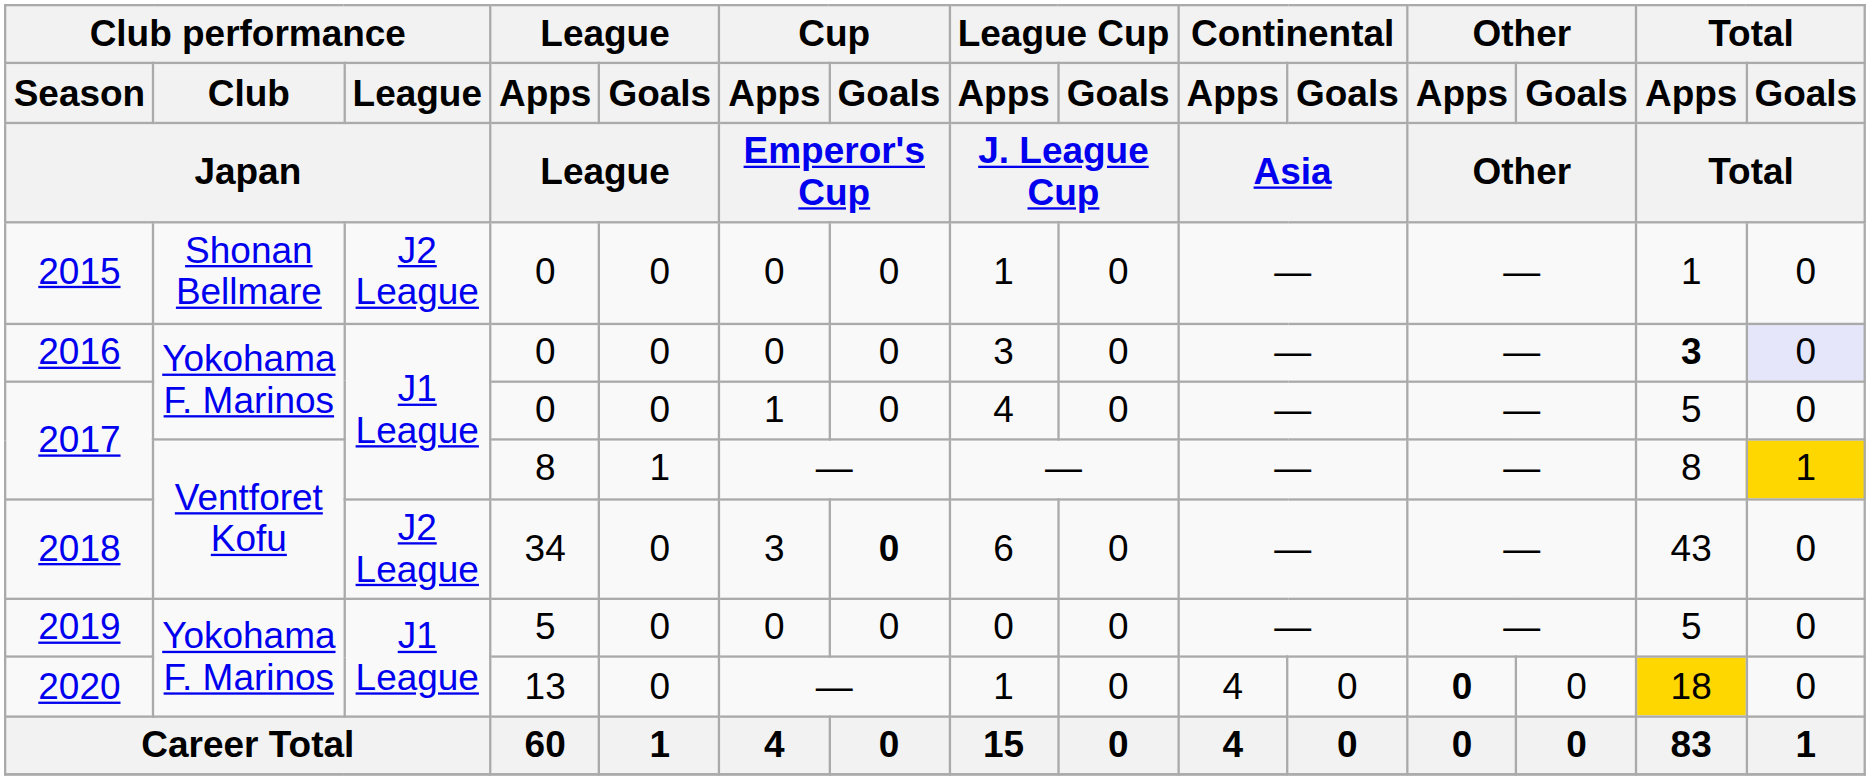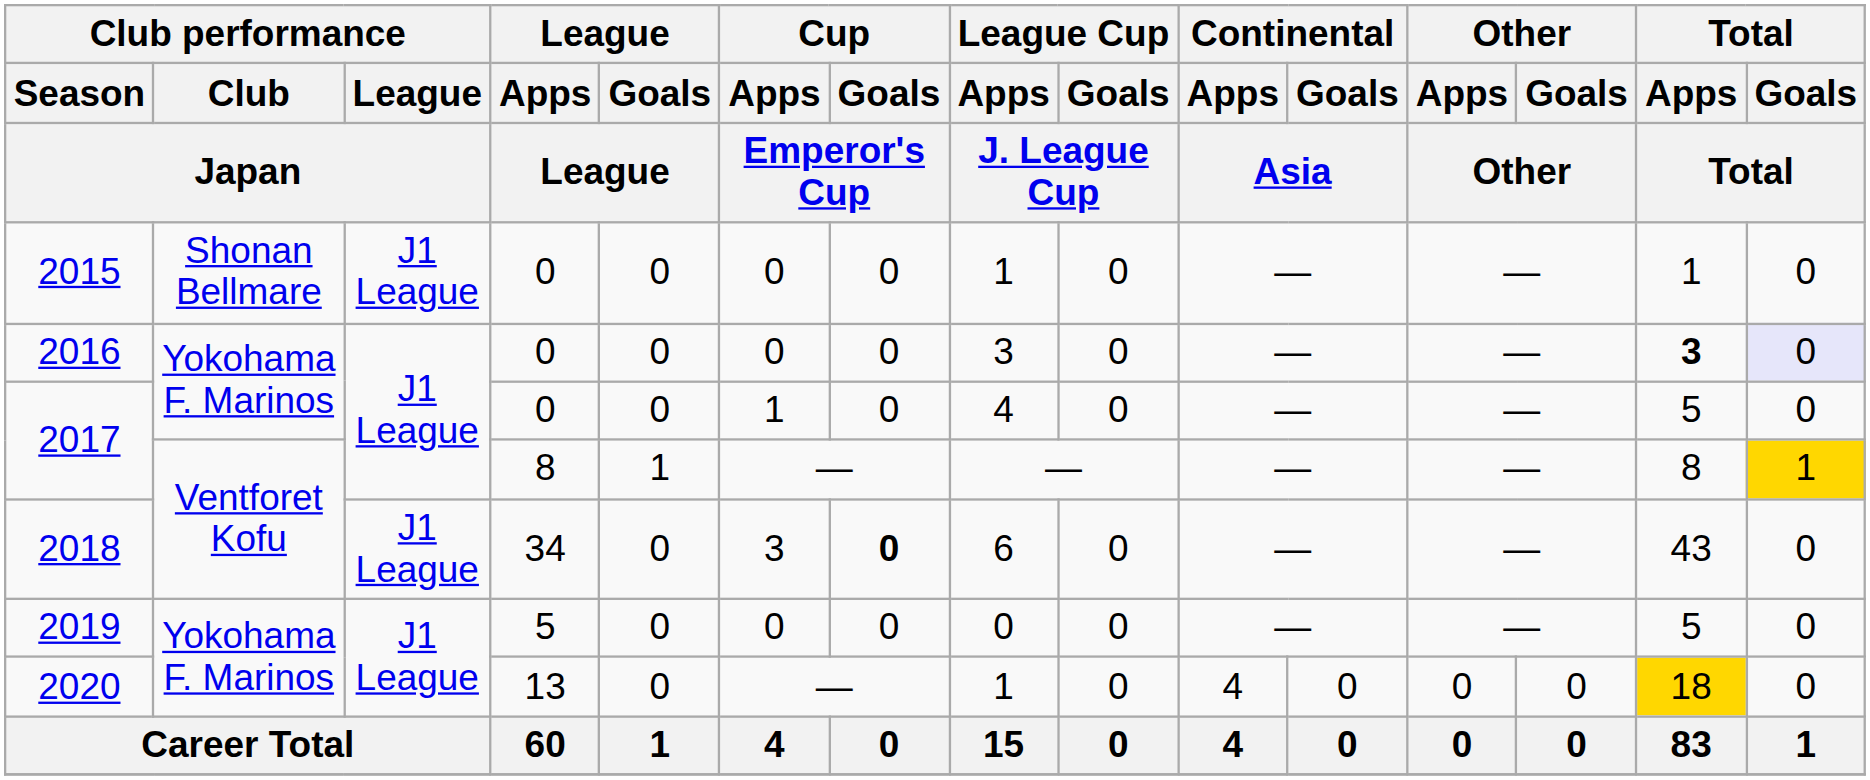(417, 272) J2 League -> (417, 272) J1 League
(417, 548) J2 League -> (417, 548) J1 League
(1462, 686) bold -> (1462, 686) normal
